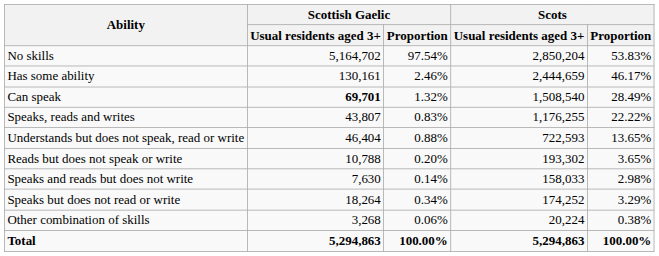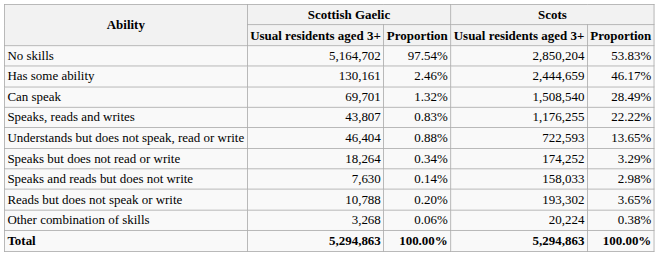(363, 96) bold -> (363, 96) normal
rows swapped: (94, 199) <-> (95, 158)
